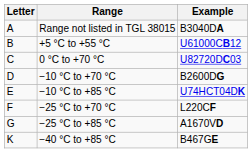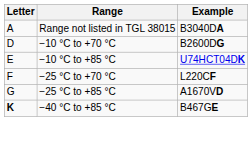- row: (75, 44)
- row: (72, 60)
(10, 140) normal -> (10, 108) bold
